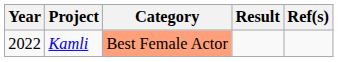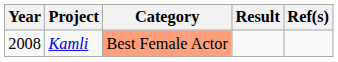(25, 43) 2022 -> (25, 43) 2008
